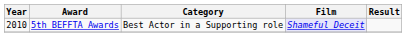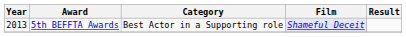(17, 25) 2010 -> (17, 25) 2013
